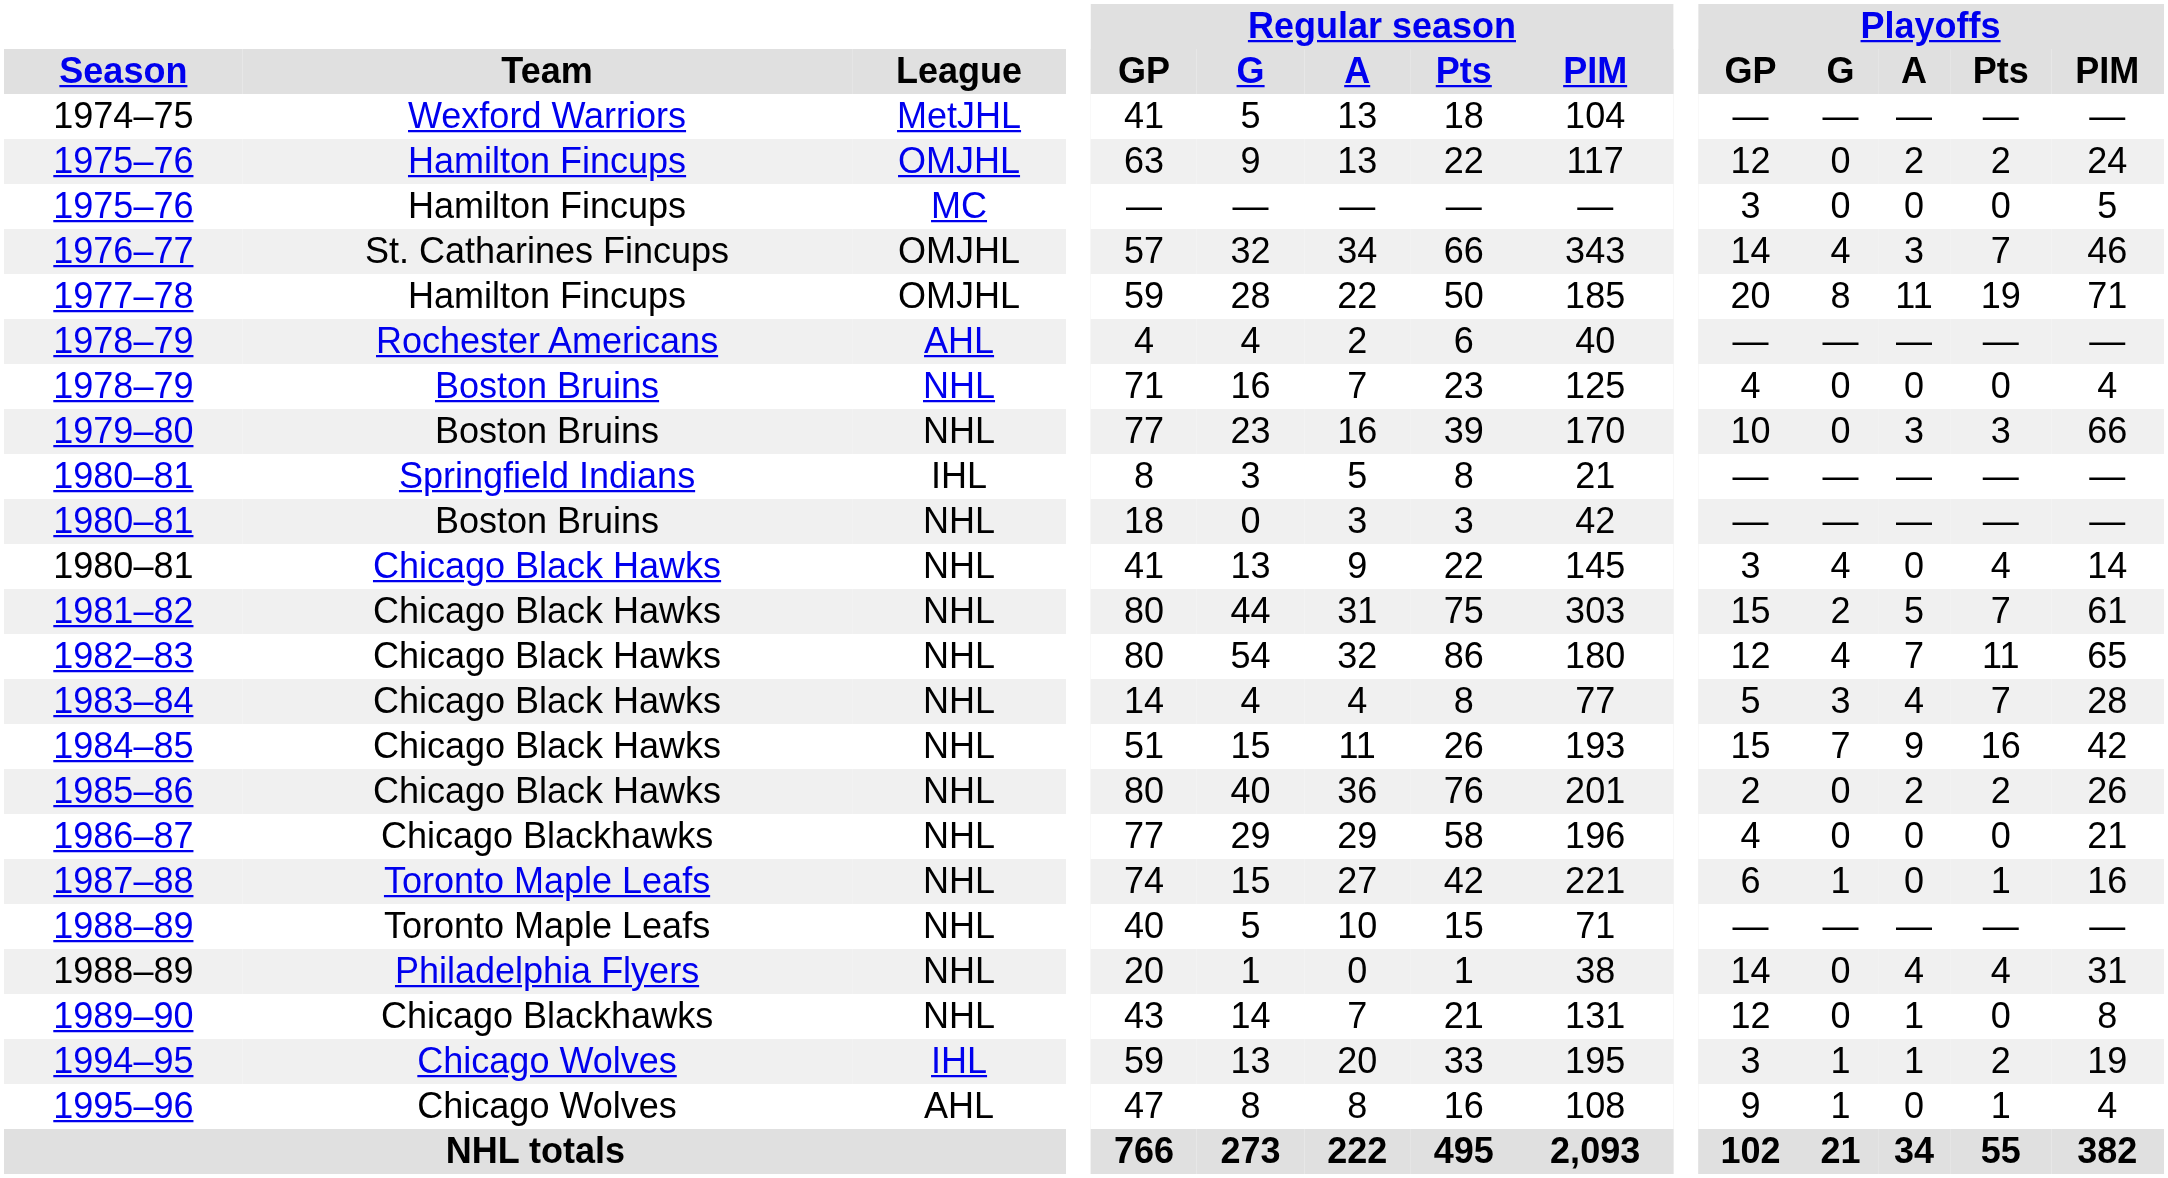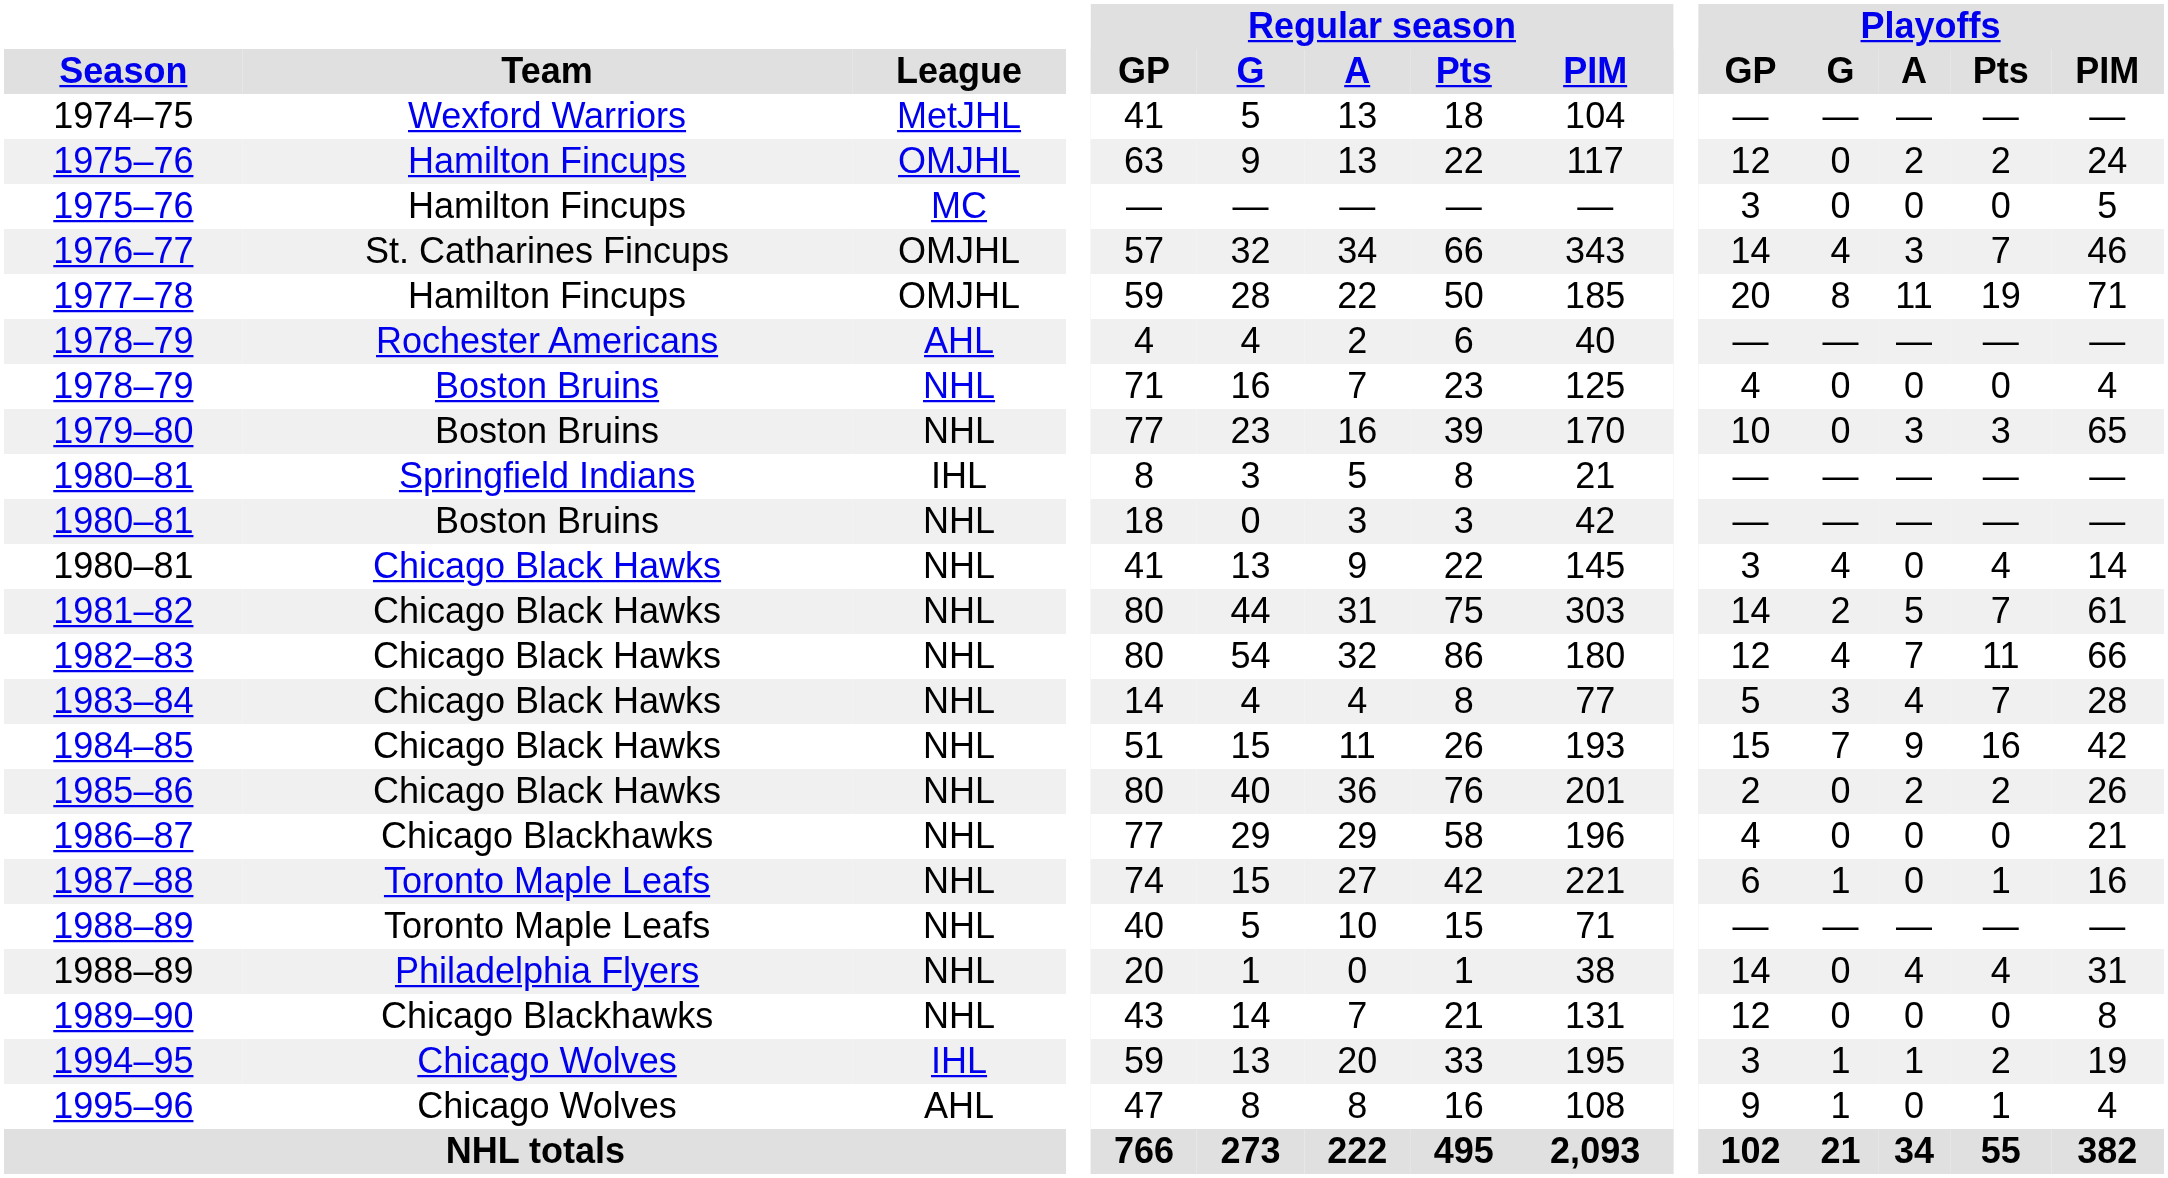(2107, 430) 66 -> (2107, 430) 65
(1750, 610) 15 -> (1750, 610) 14
(2107, 655) 65 -> (2107, 655) 66
(1914, 1015) 1 -> (1914, 1015) 0
